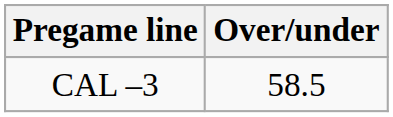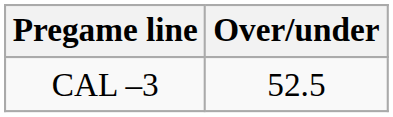(296, 83) 58.5 -> (296, 83) 52.5
